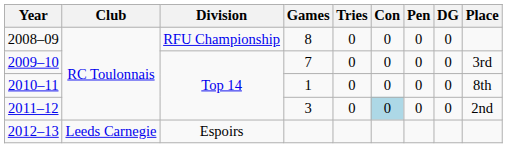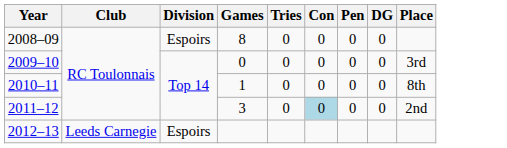(222, 39) RFU Championship -> (189, 39) Espoirs
(308, 62) 7 -> (242, 62) 0
